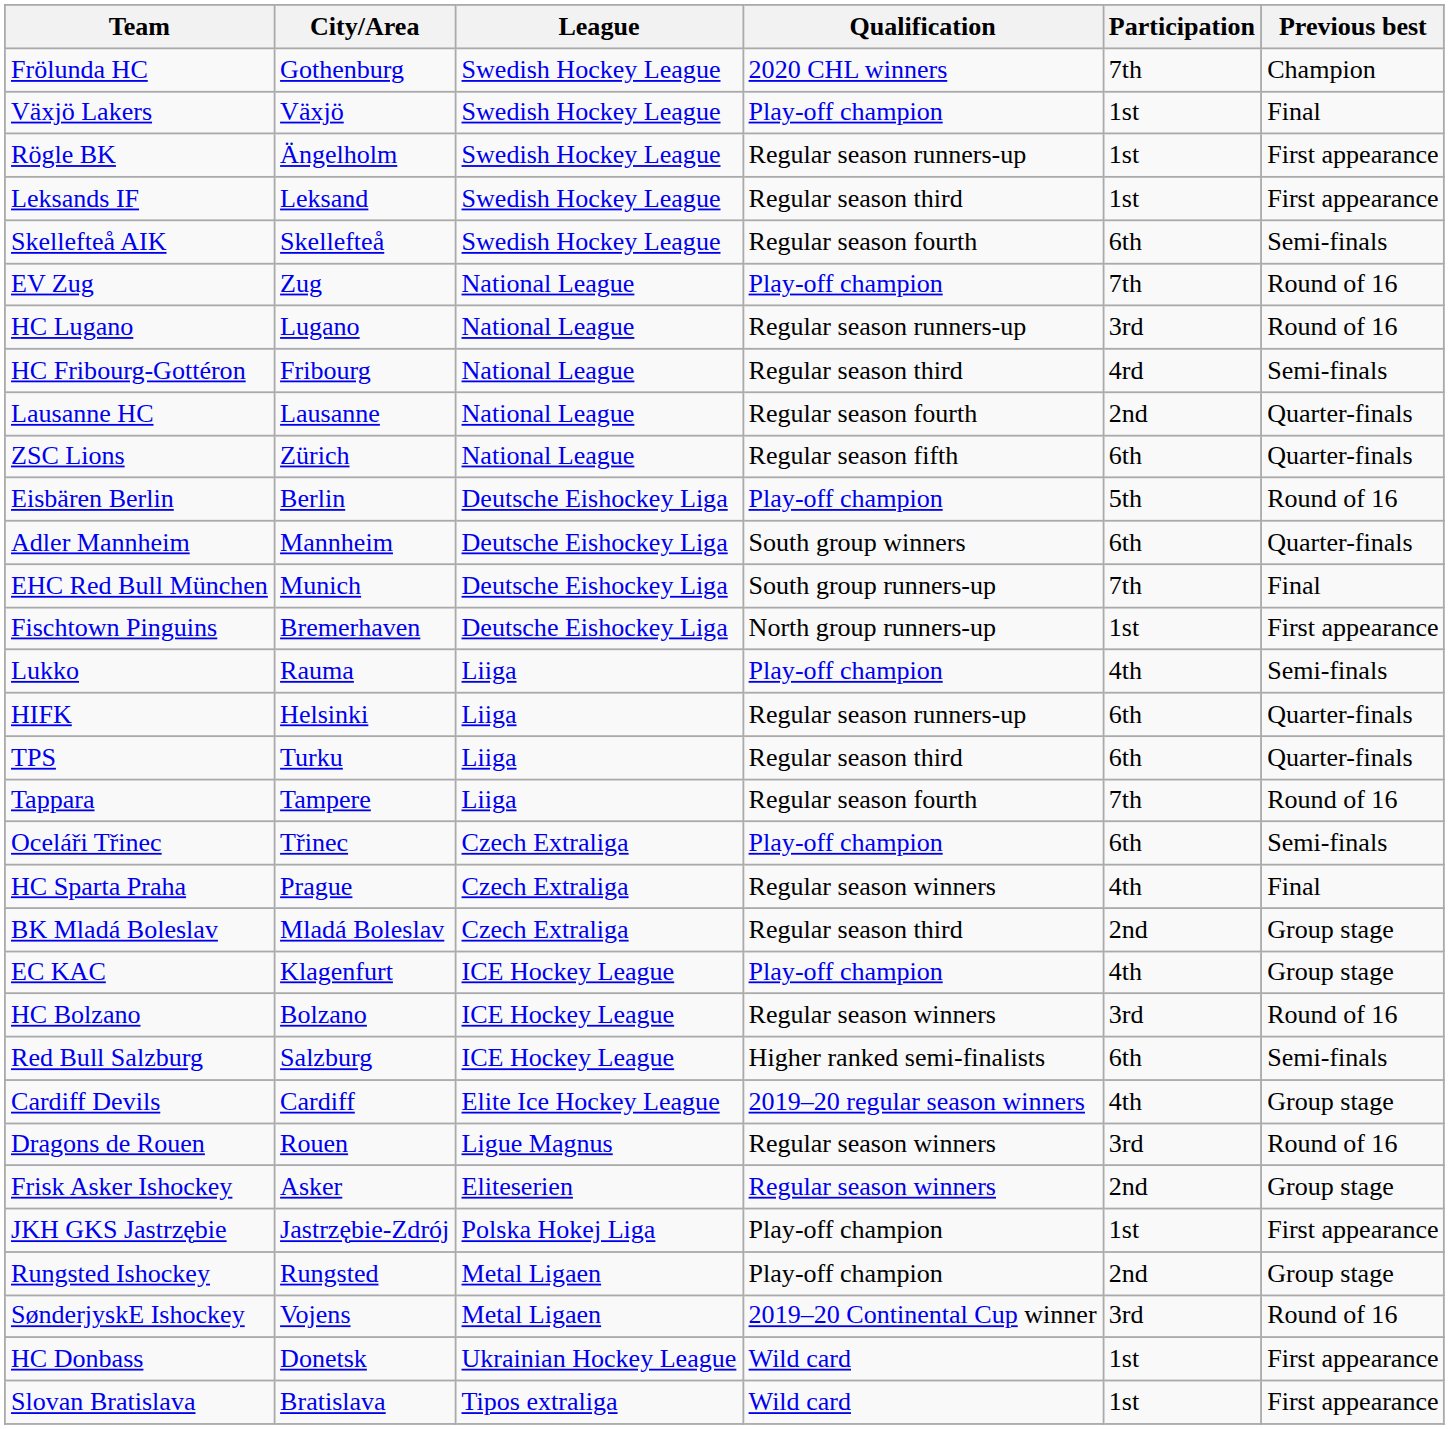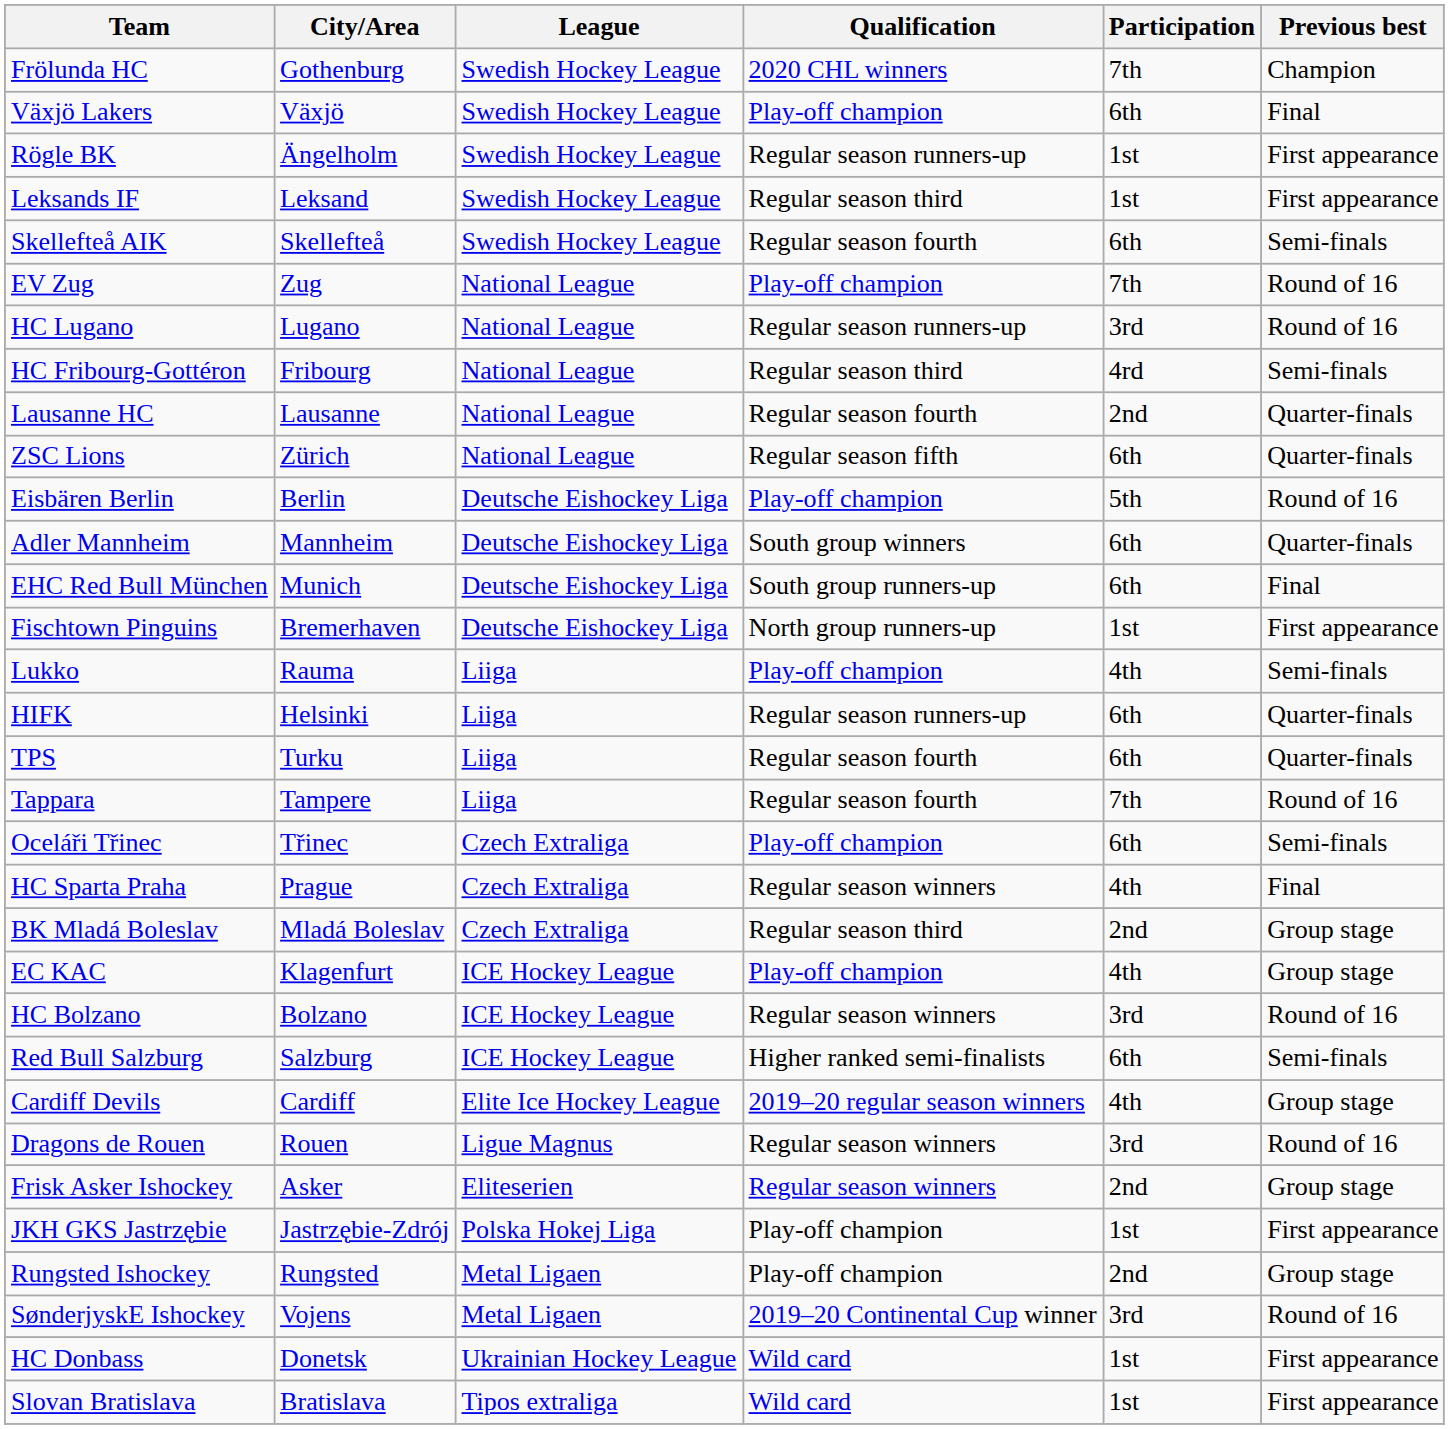(1124, 112) 1st -> (1125, 112) 6th
(1125, 585) 7th -> (1125, 585) 6th
(856, 757) Regular season third -> (863, 757) Regular season fourth
